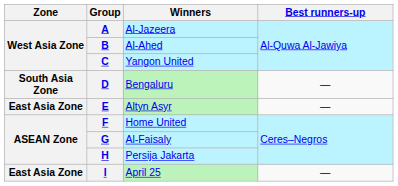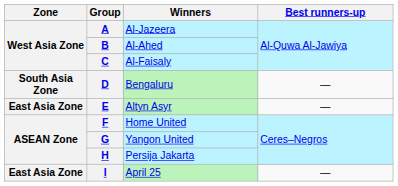(160, 62) Yangon United -> (148, 62) Al-Faisaly
(148, 139) Al-Faisaly -> (160, 139) Yangon United
